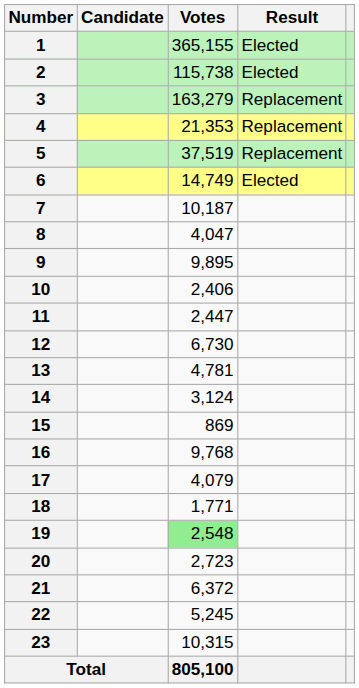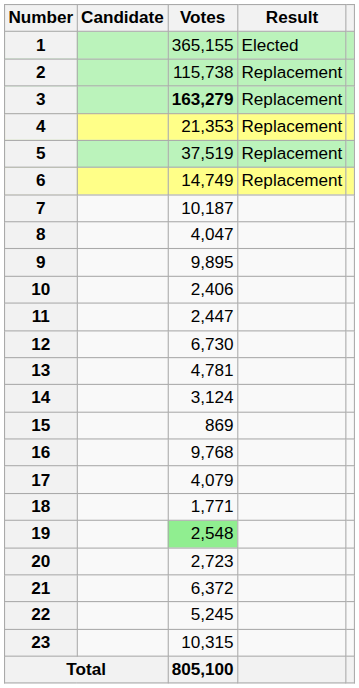(270, 72) Elected -> (292, 72) Replacement
(203, 99) normal -> (203, 99) bold
(270, 180) Elected -> (292, 180) Replacement
